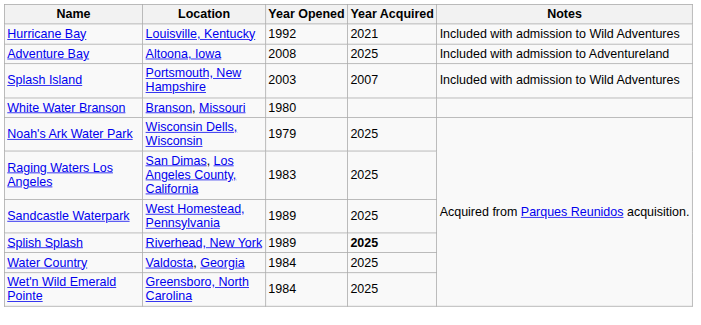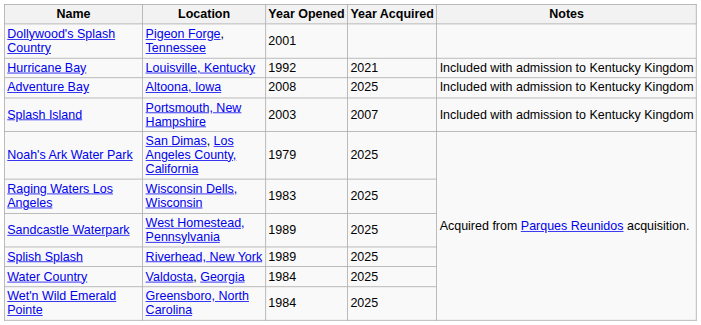+ row: (61, 41)
(560, 34) Included with admission to Wild Adventures -> (567, 68) Included with admission to Kentucky Kingdom
(554, 53) Included with admission to Adventureland -> (567, 87) Included with admission to Kentucky Kingdom
(560, 80) Included with admission to Wild Adventures -> (567, 114) Included with admission to Kentucky Kingdom
- row: (66, 107)
(191, 134) Wisconsin Dells, Wisconsin -> (191, 155) San Dimas, Los Angeles County, California
(191, 175) San Dimas, Los Angeles County, California -> (191, 196) Wisconsin Dells, Wisconsin
(364, 242) bold -> (364, 256) normal
